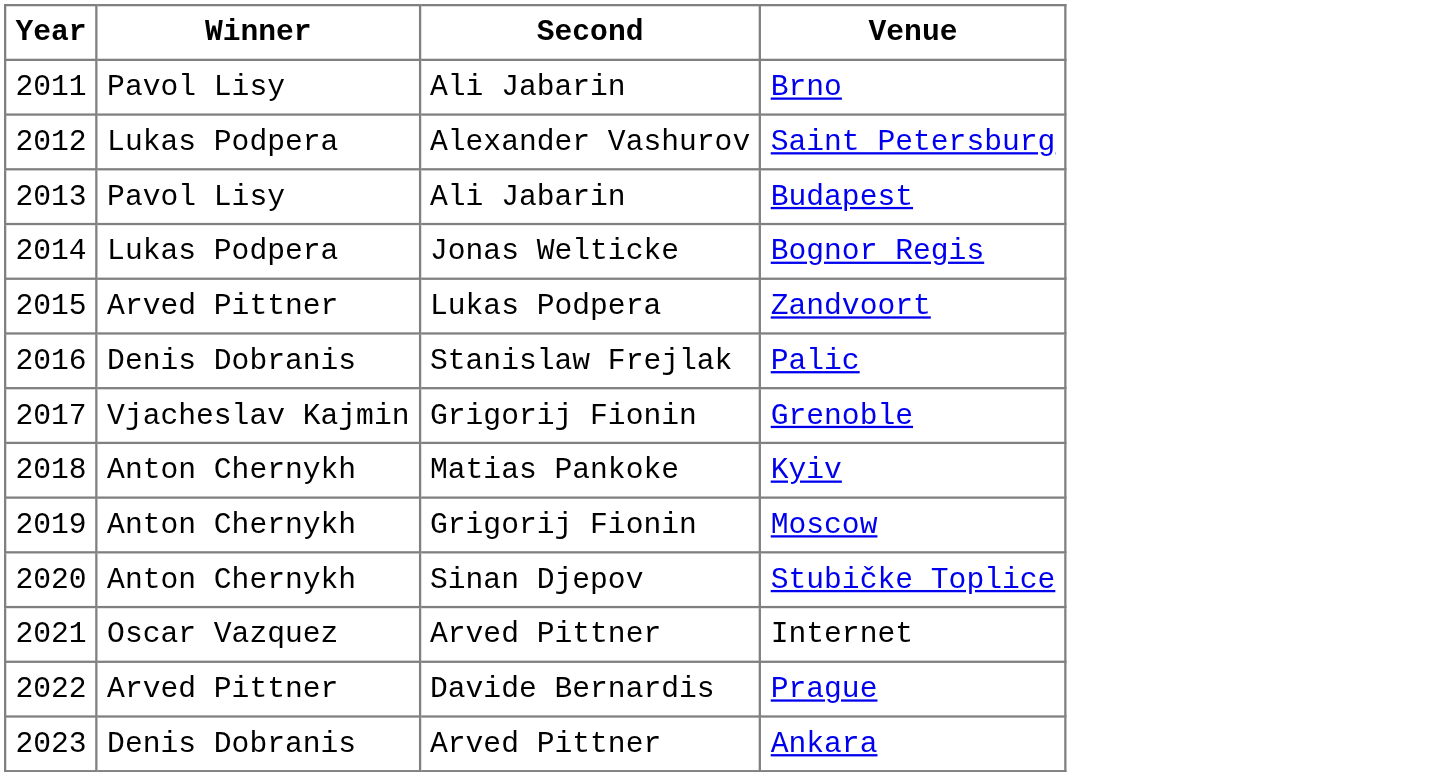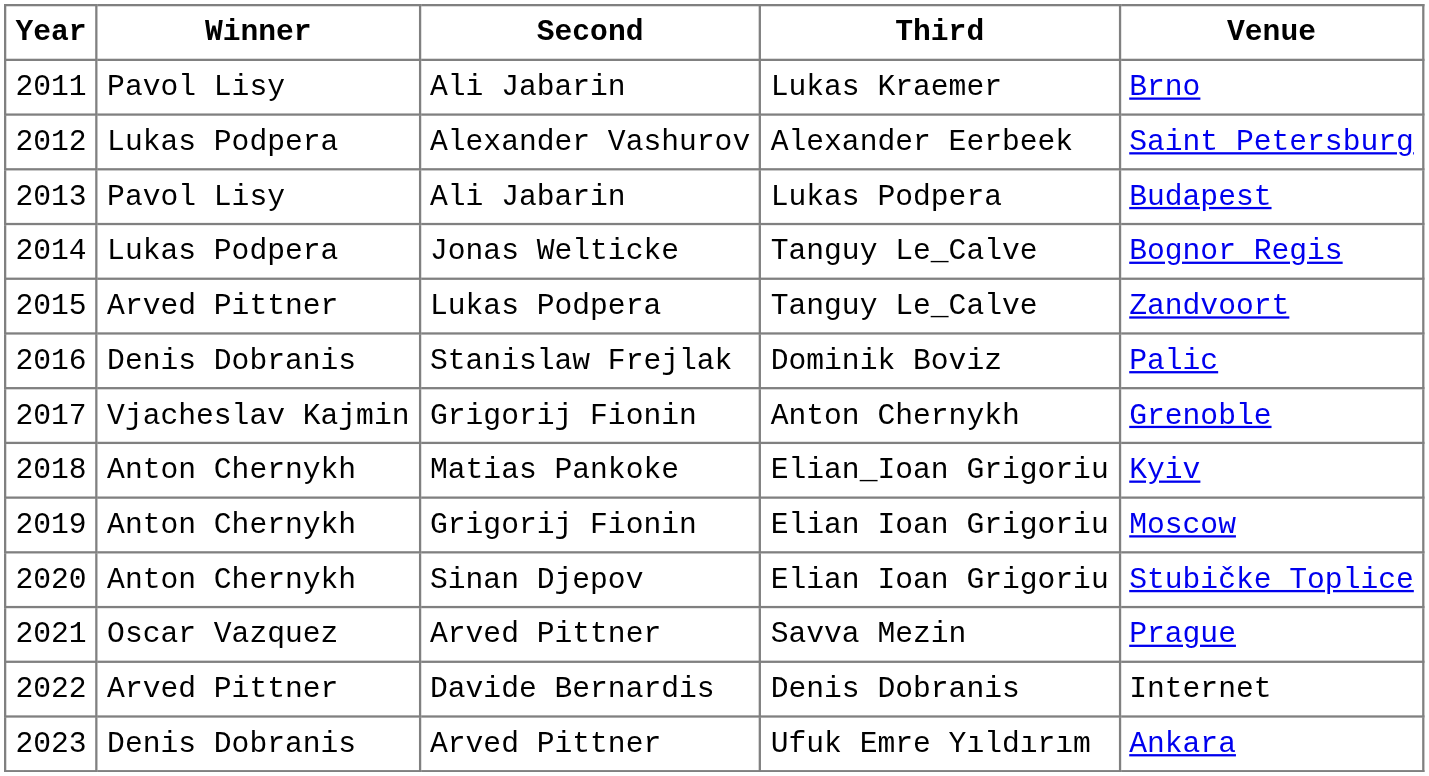+ column: (940, 32)
(842, 634) Internet -> (1183, 634) Prague
(824, 689) Prague -> (1200, 689) Internet
